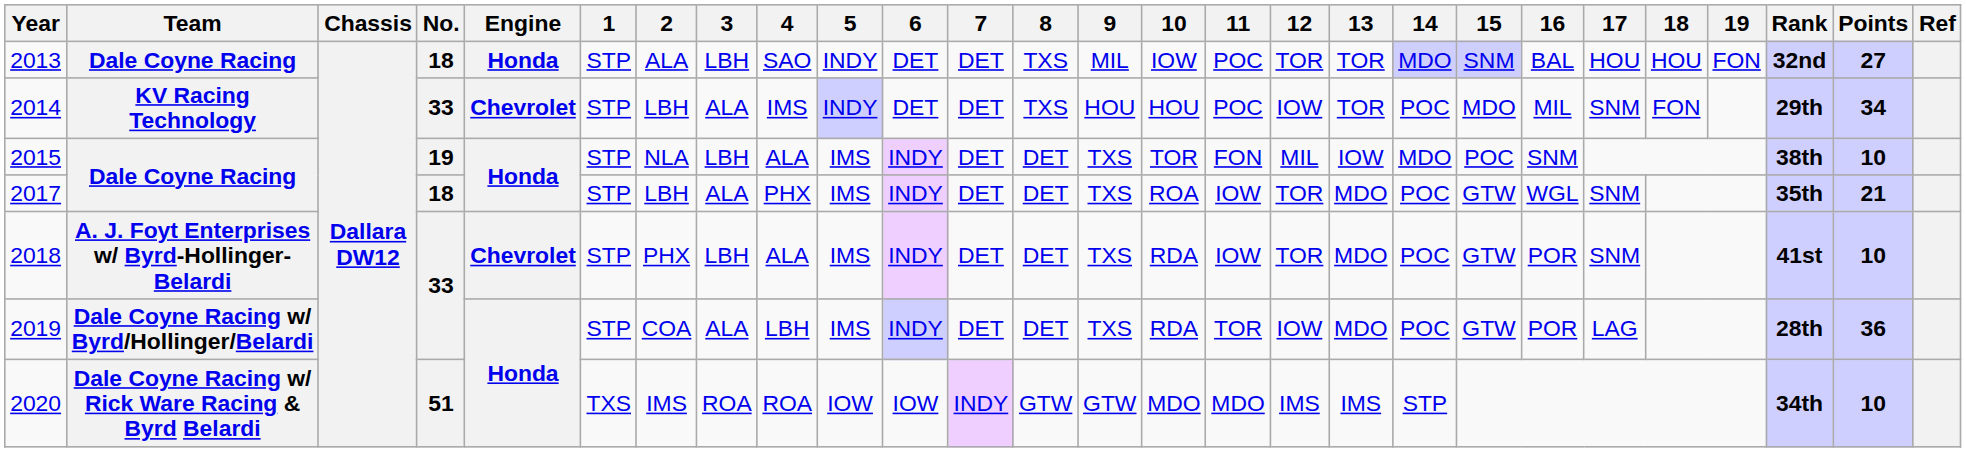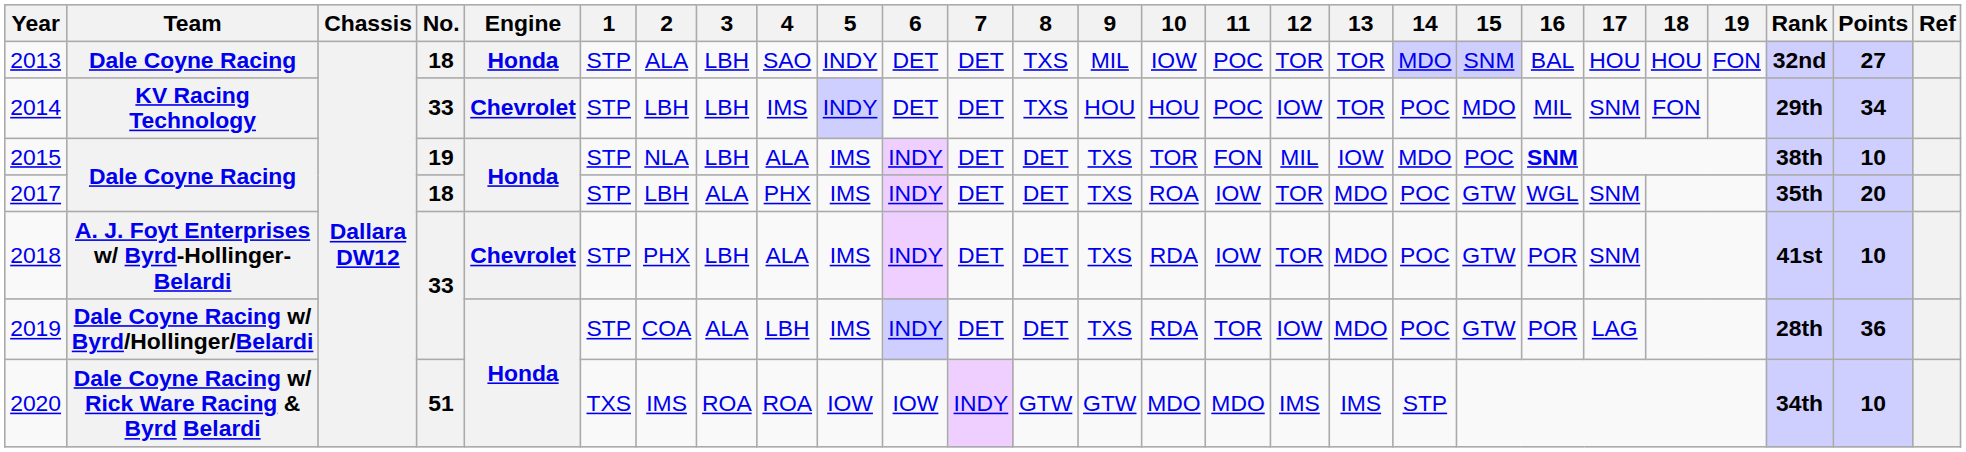(727, 108) ALA -> (727, 108) LBH
(1552, 157) normal -> (1552, 157) bold
(1873, 193) 21 -> (1873, 193) 20
